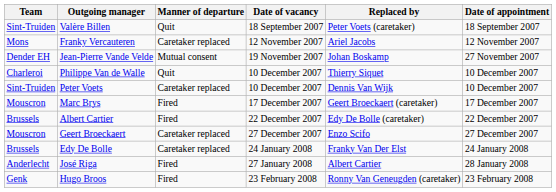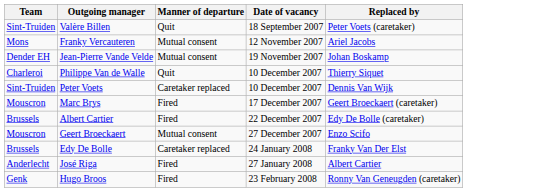- column: (507, 12)
(194, 42) Caretaker replaced -> (187, 42) Mutual consent
(194, 133) Caretaker replaced -> (187, 133) Mutual consent
